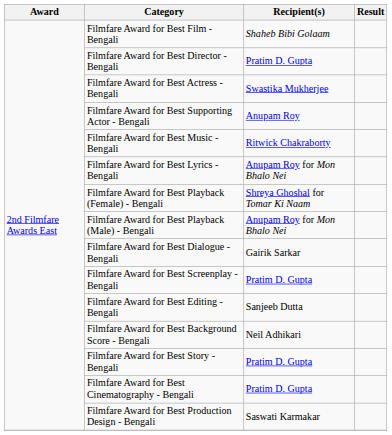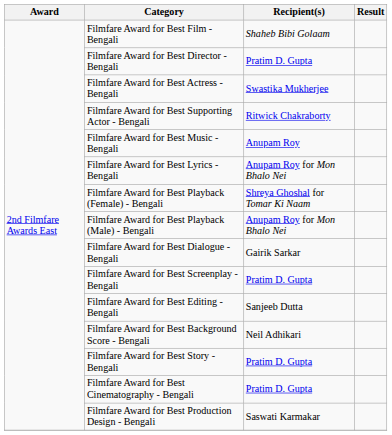(273, 116) Anupam Roy -> (288, 116) Ritwick Chakraborty
(288, 143) Ritwick Chakraborty -> (273, 143) Anupam Roy
